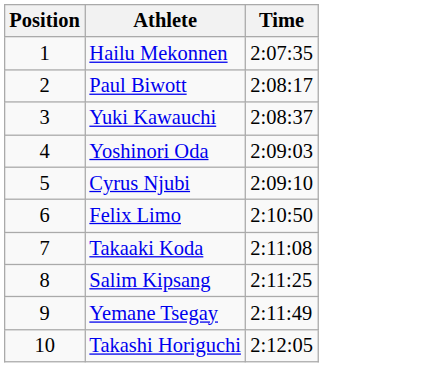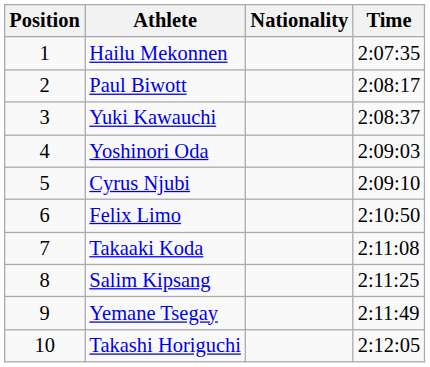+ column: (299, 20)
